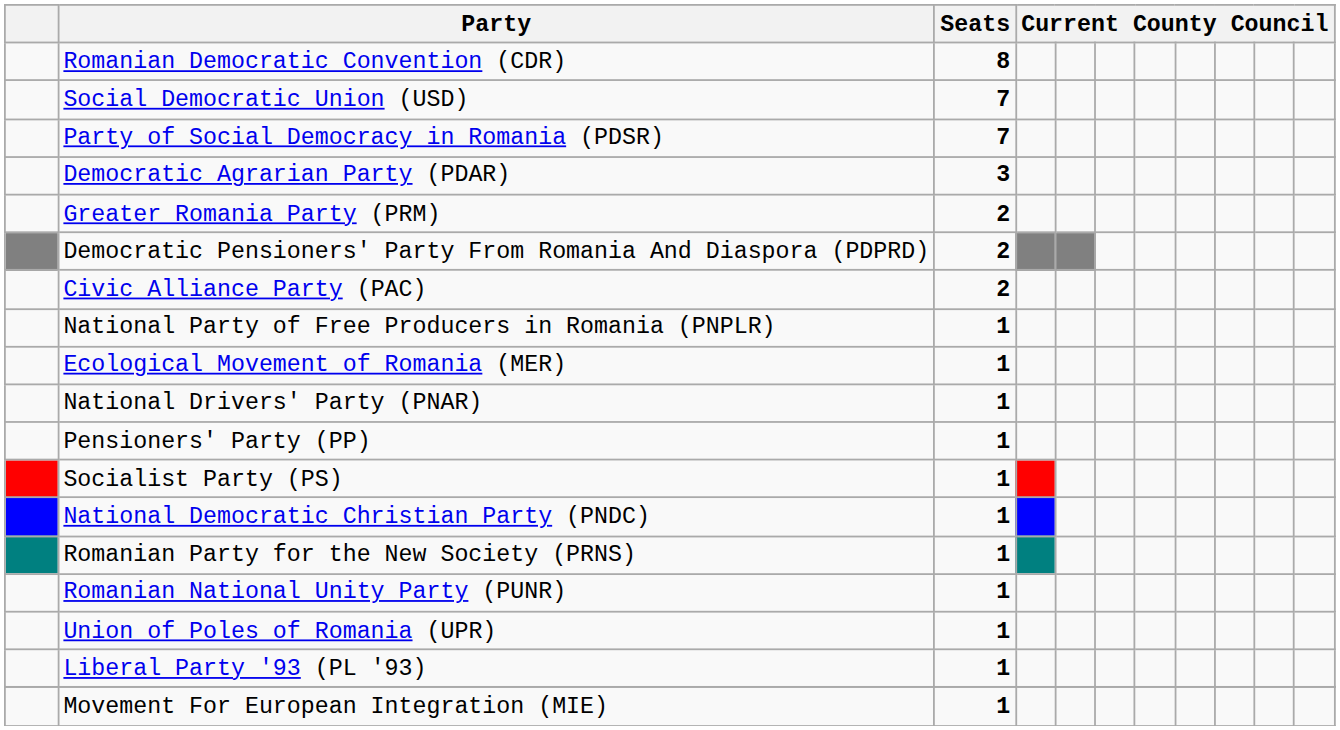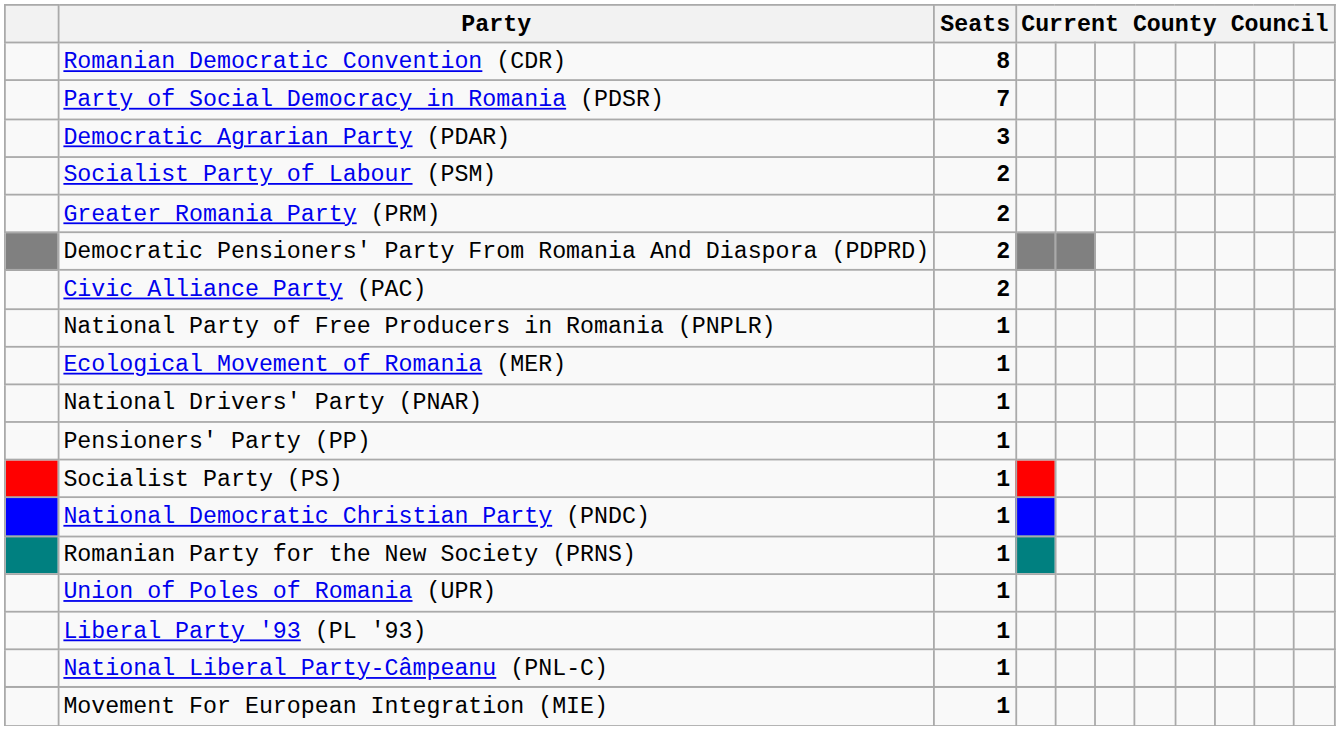- row: (266, 100)
+ row: (280, 176)
- row: (315, 593)
+ row: (336, 669)
